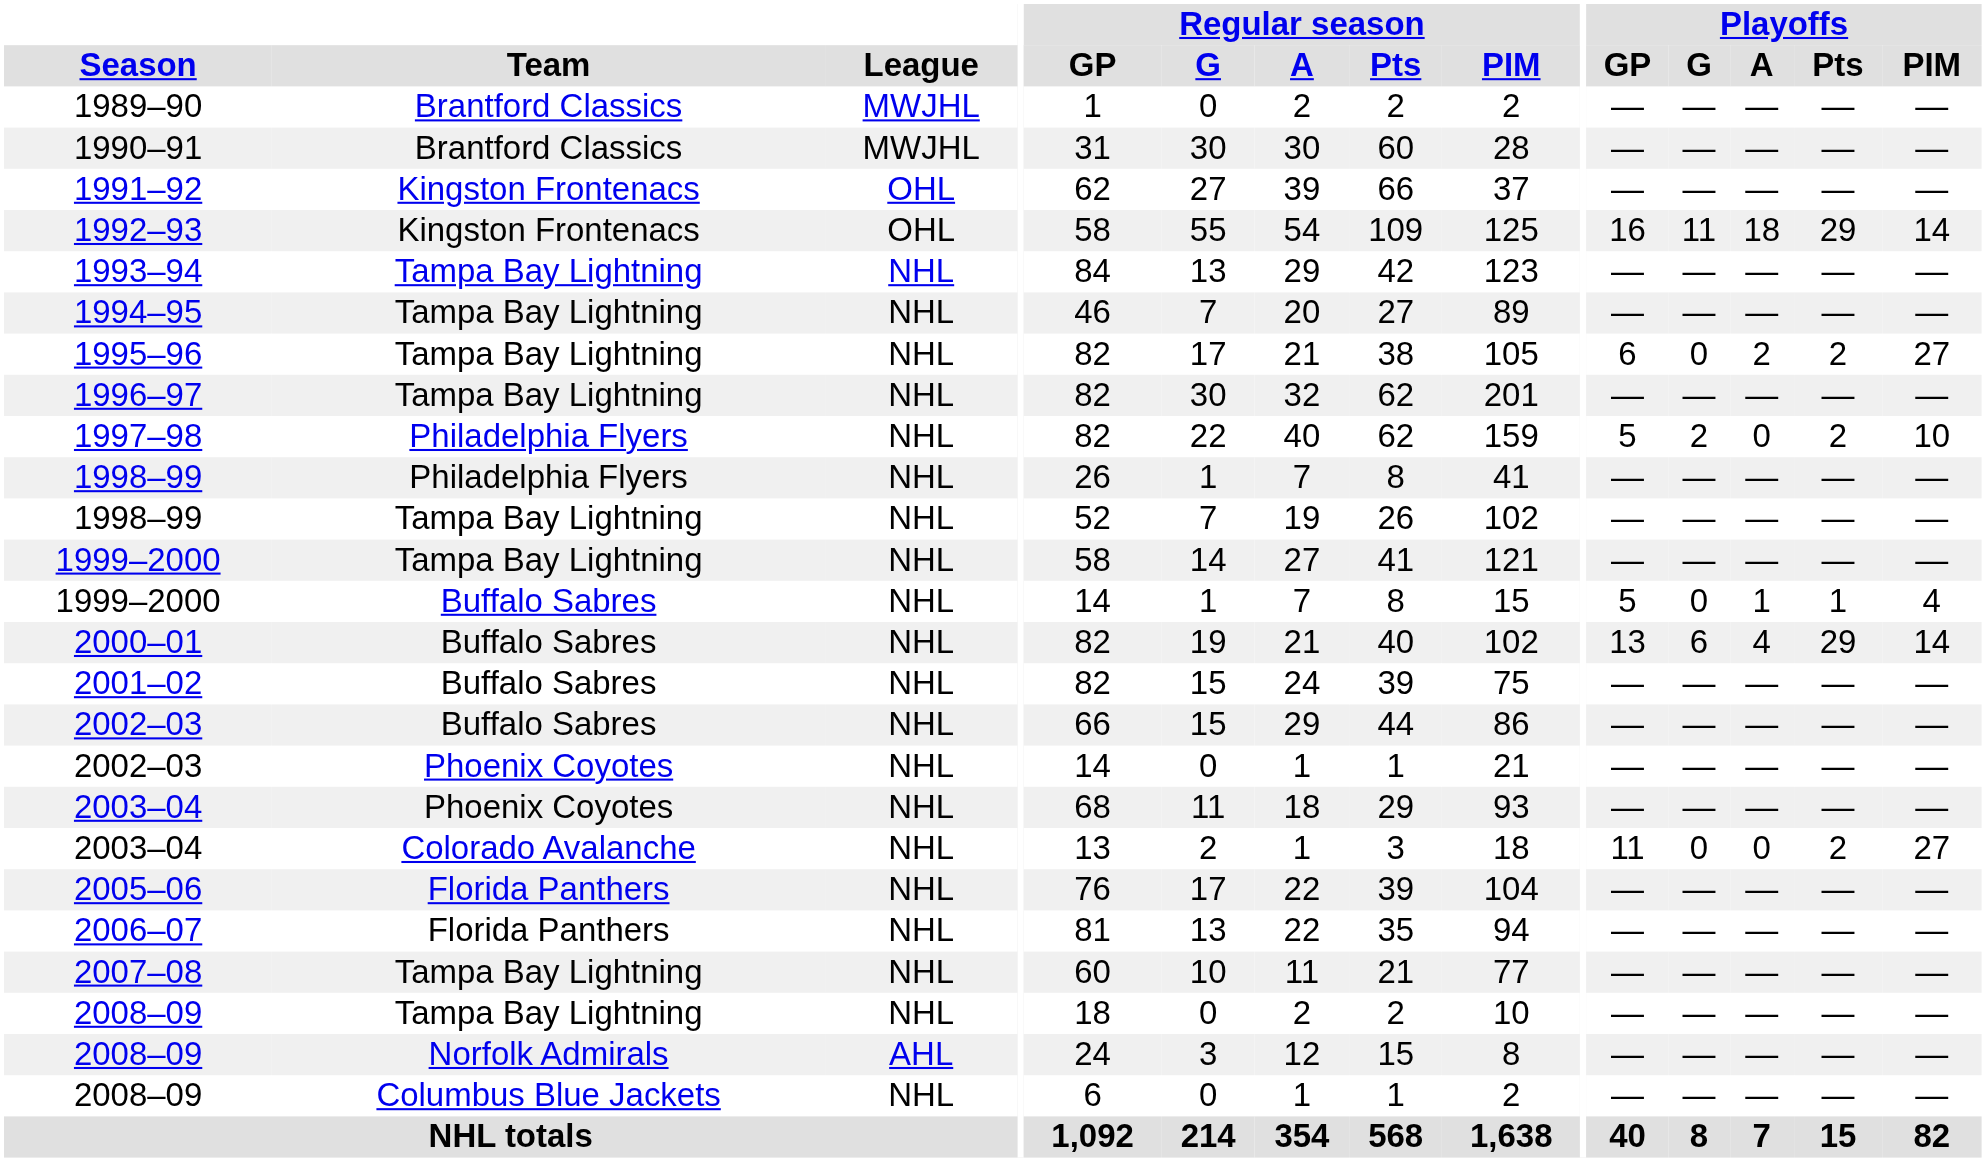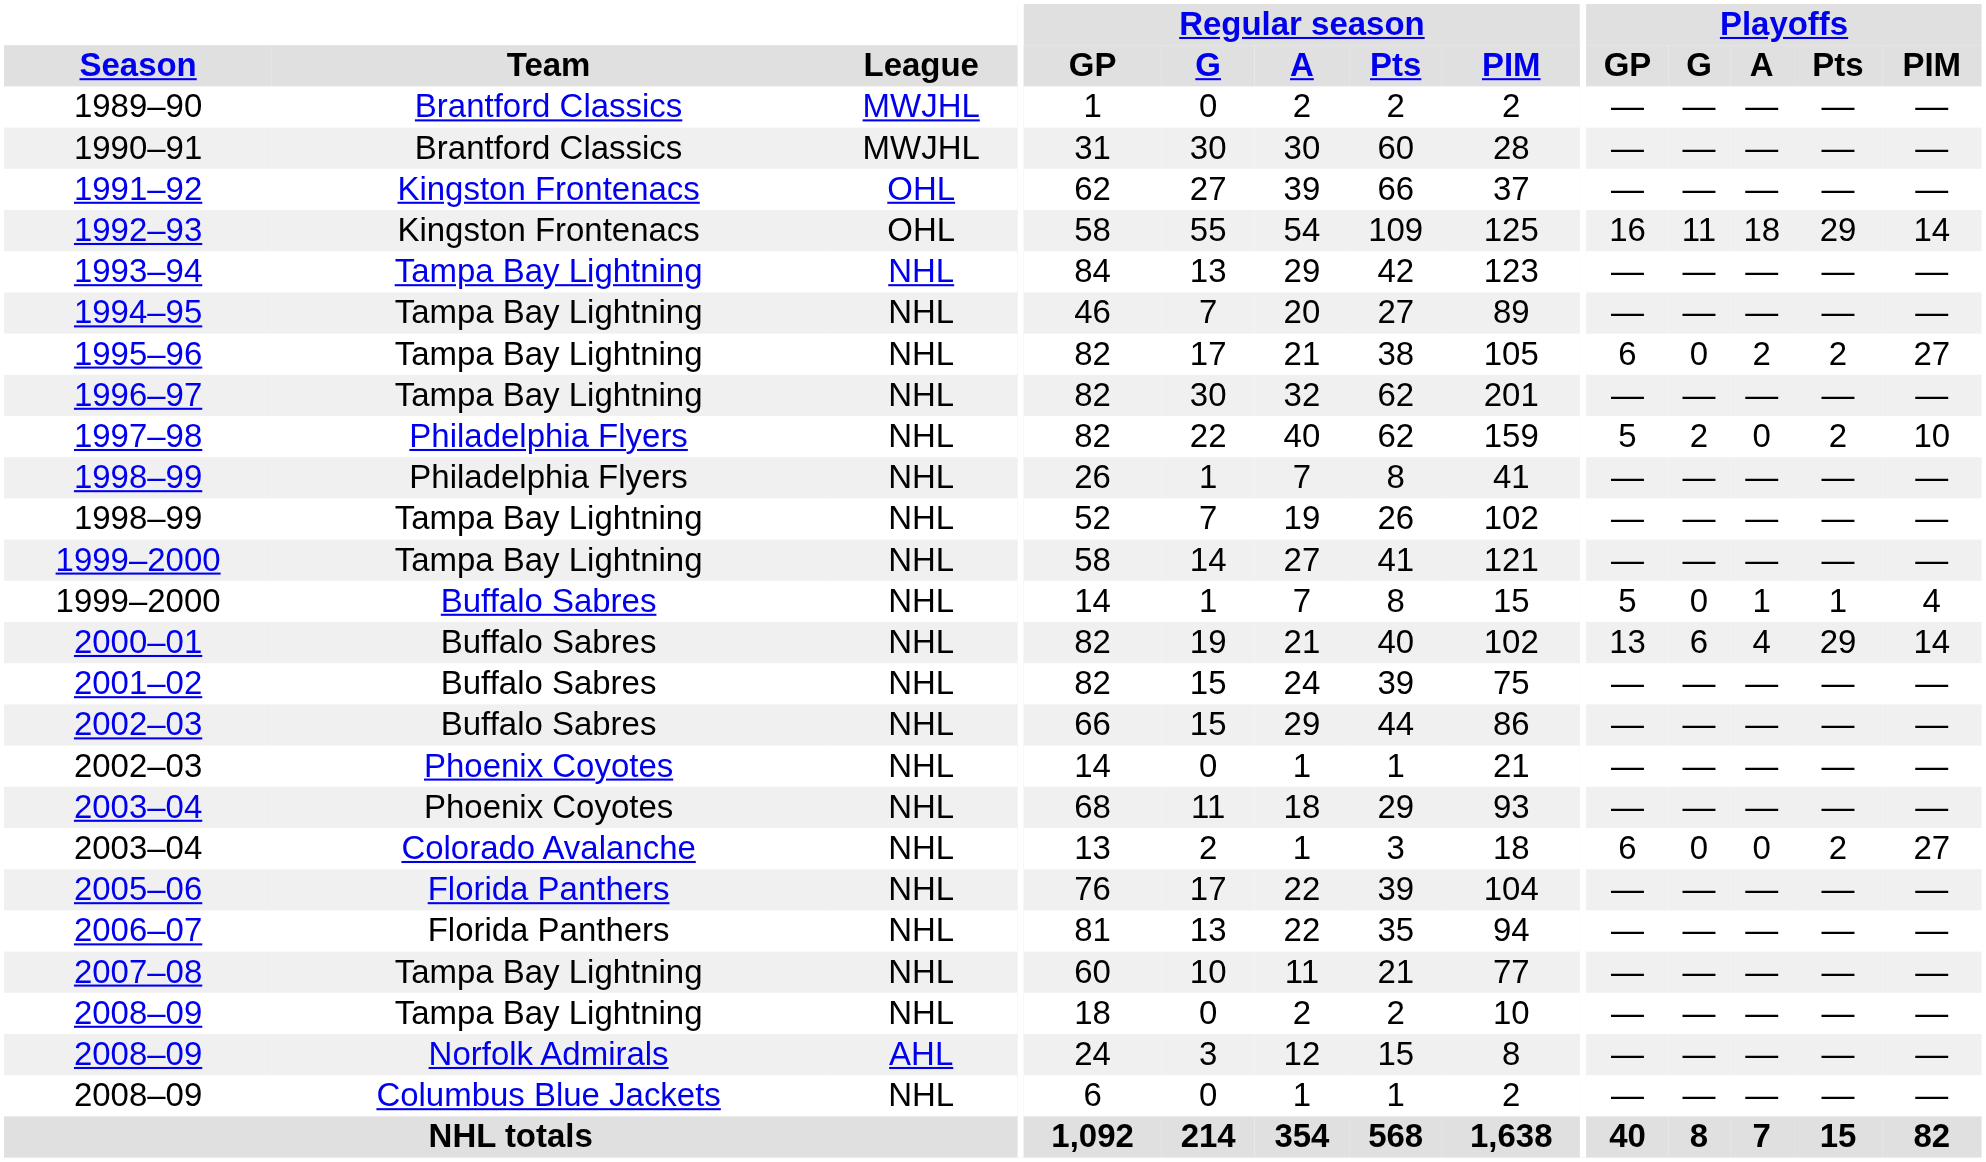(1628, 848) 11 -> (1628, 848) 6
